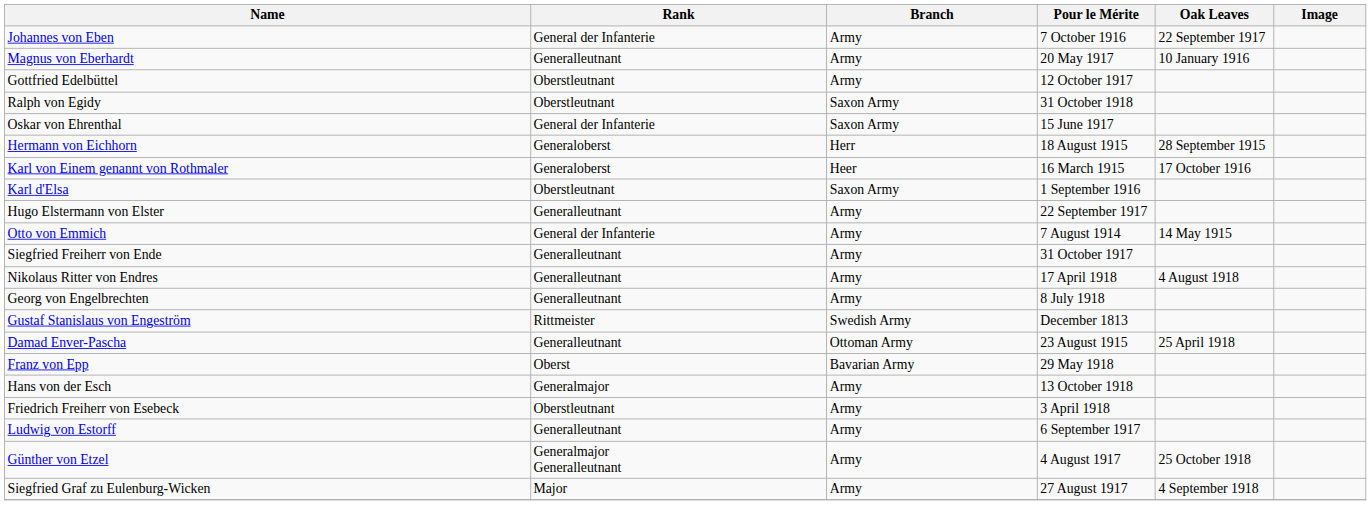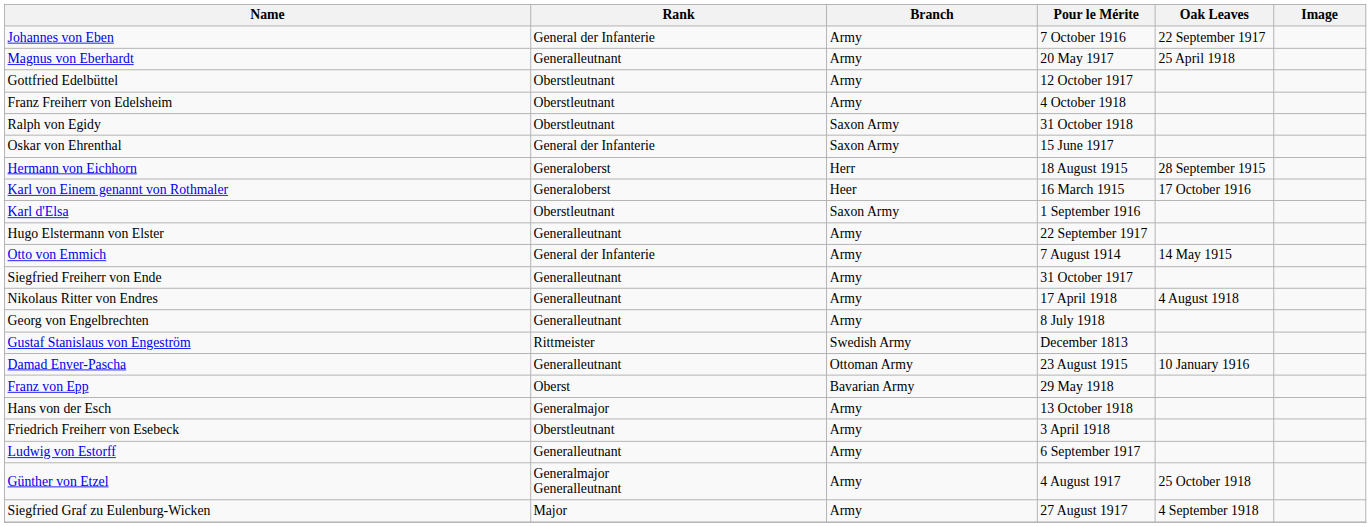(1204, 59) 10 January 1916 -> (1197, 59) 25 April 1918
+ row: (90, 102)
(1197, 342) 25 April 1918 -> (1204, 364) 10 January 1916
